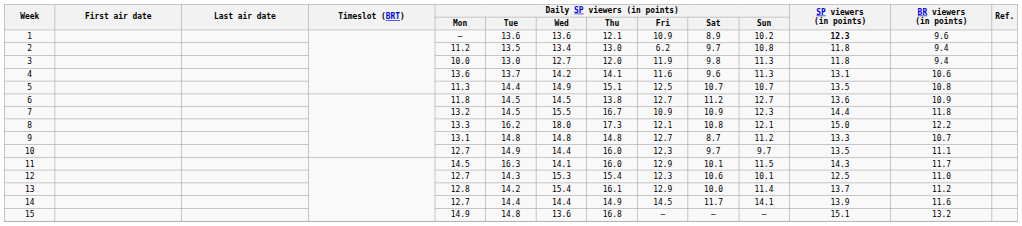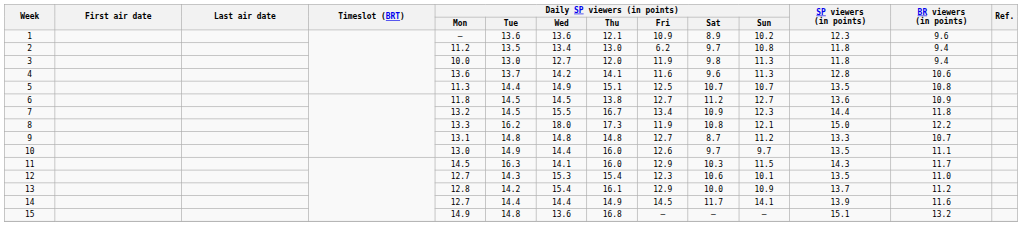(840, 37) bold -> (840, 37) normal
(840, 75) 13.1 -> (840, 75) 12.8
(663, 113) 10.9 -> (663, 113) 13.4
(663, 126) 12.1 -> (663, 126) 11.9
(460, 151) 12.7 -> (460, 151) 13.0
(663, 151) 12.3 -> (663, 151) 12.6
(713, 164) 10.1 -> (713, 164) 10.3
(840, 177) 12.5 -> (840, 177) 13.5
(764, 190) 11.4 -> (764, 190) 10.9
